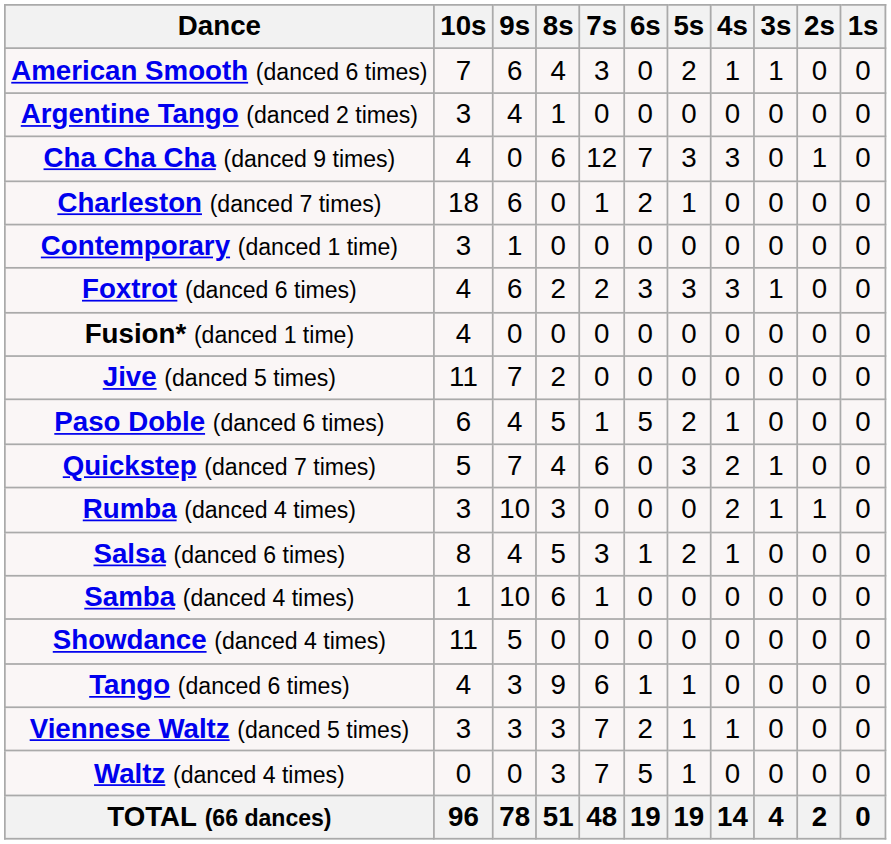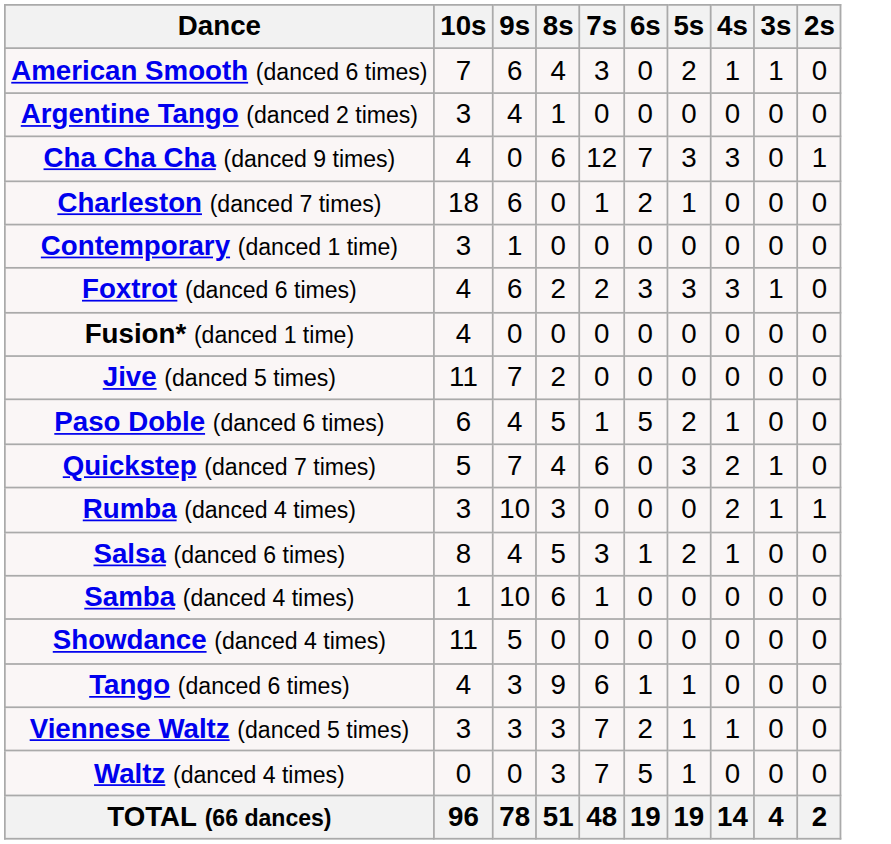- column: (863, 26)
